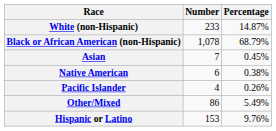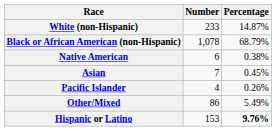rows swapped: (94, 73) <-> (94, 57)
(256, 118) normal -> (256, 118) bold
